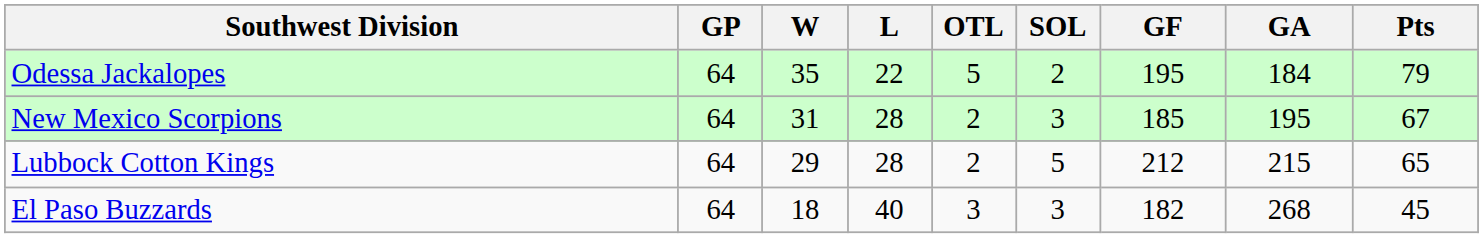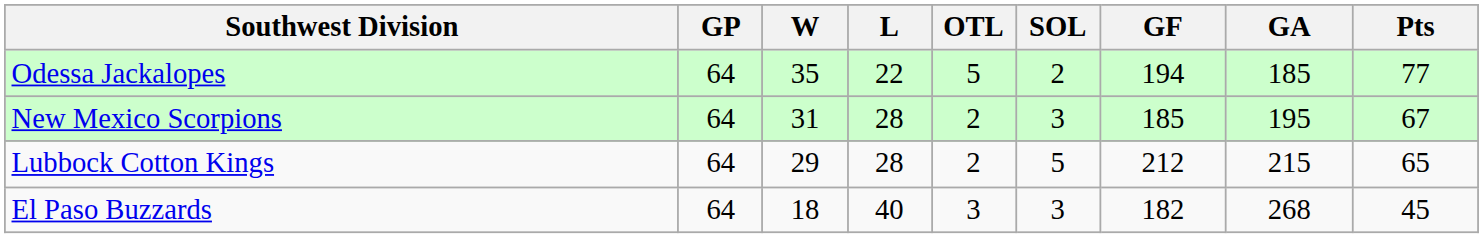(1163, 72) 195 -> (1163, 72) 194
(1289, 72) 184 -> (1289, 72) 185
(1416, 72) 79 -> (1416, 72) 77
